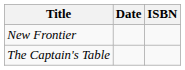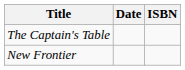rows swapped: (42, 34) <-> (59, 55)
